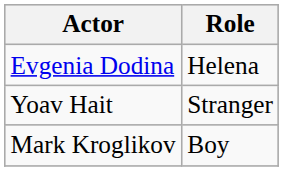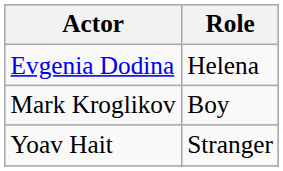rows swapped: (62, 104) <-> (93, 144)
